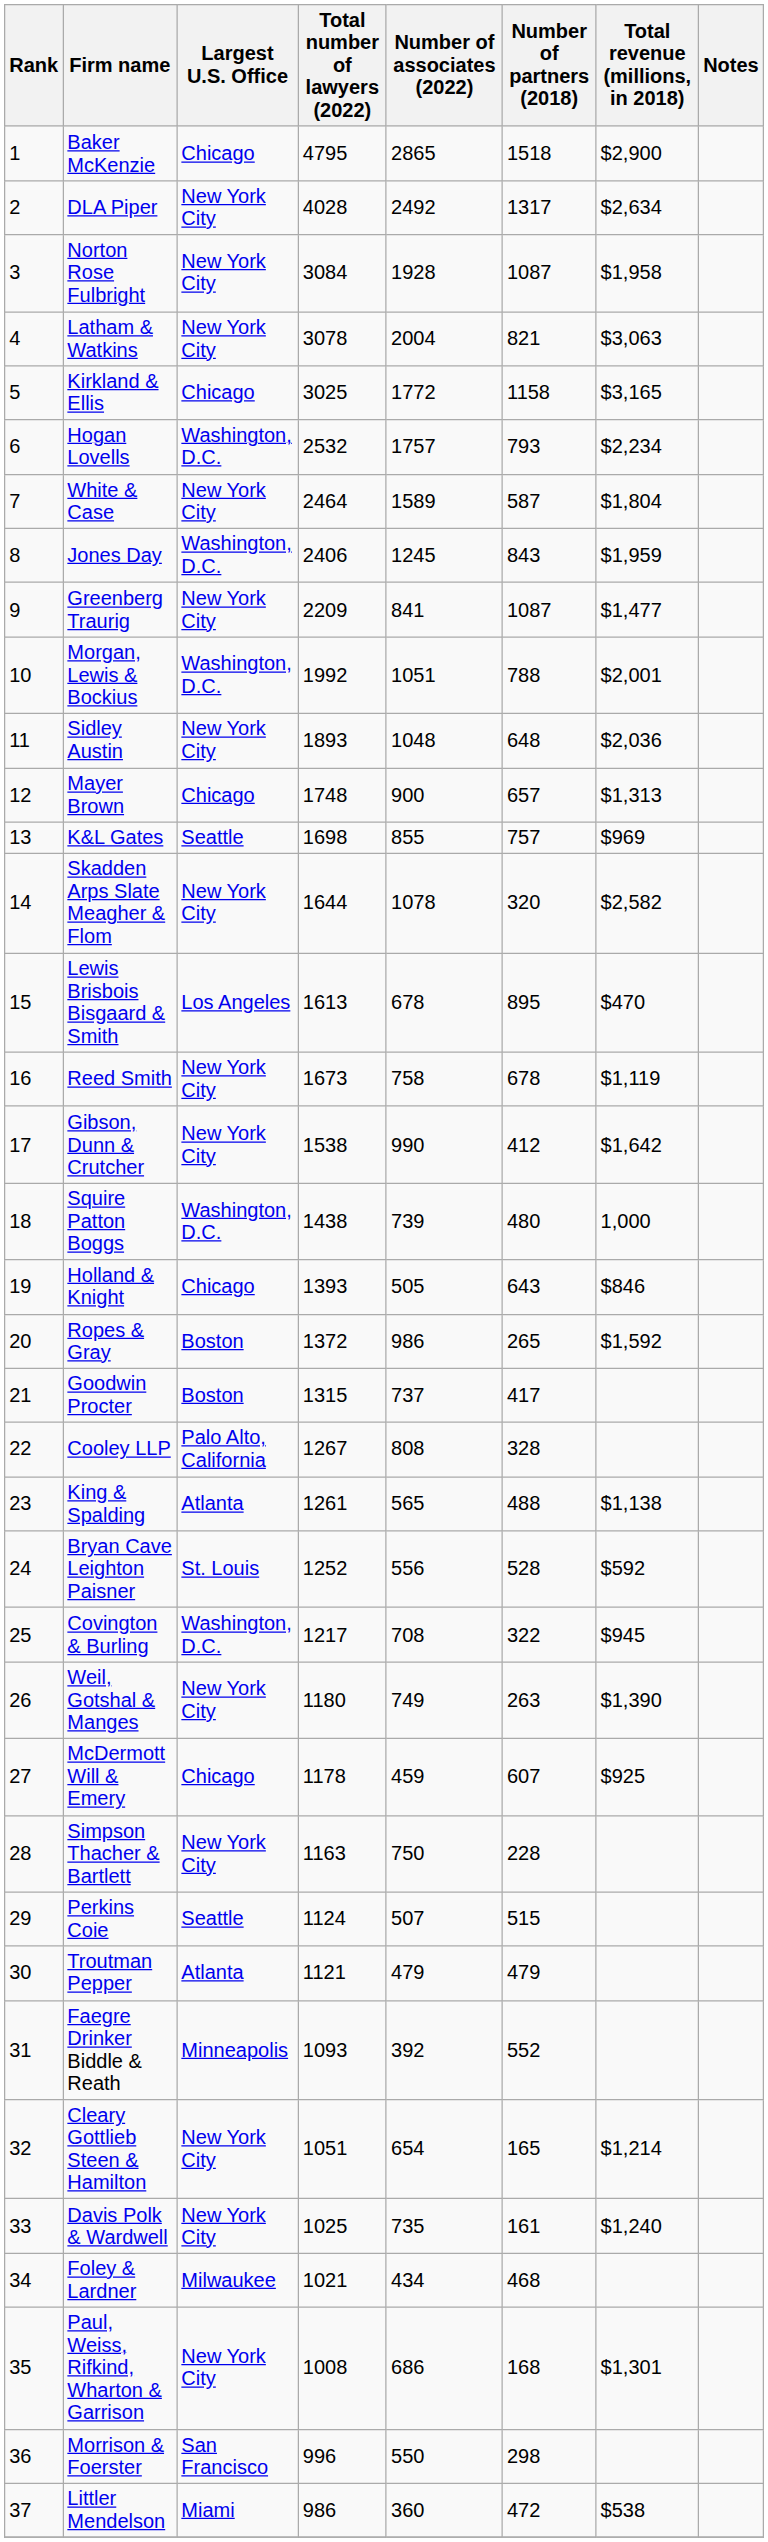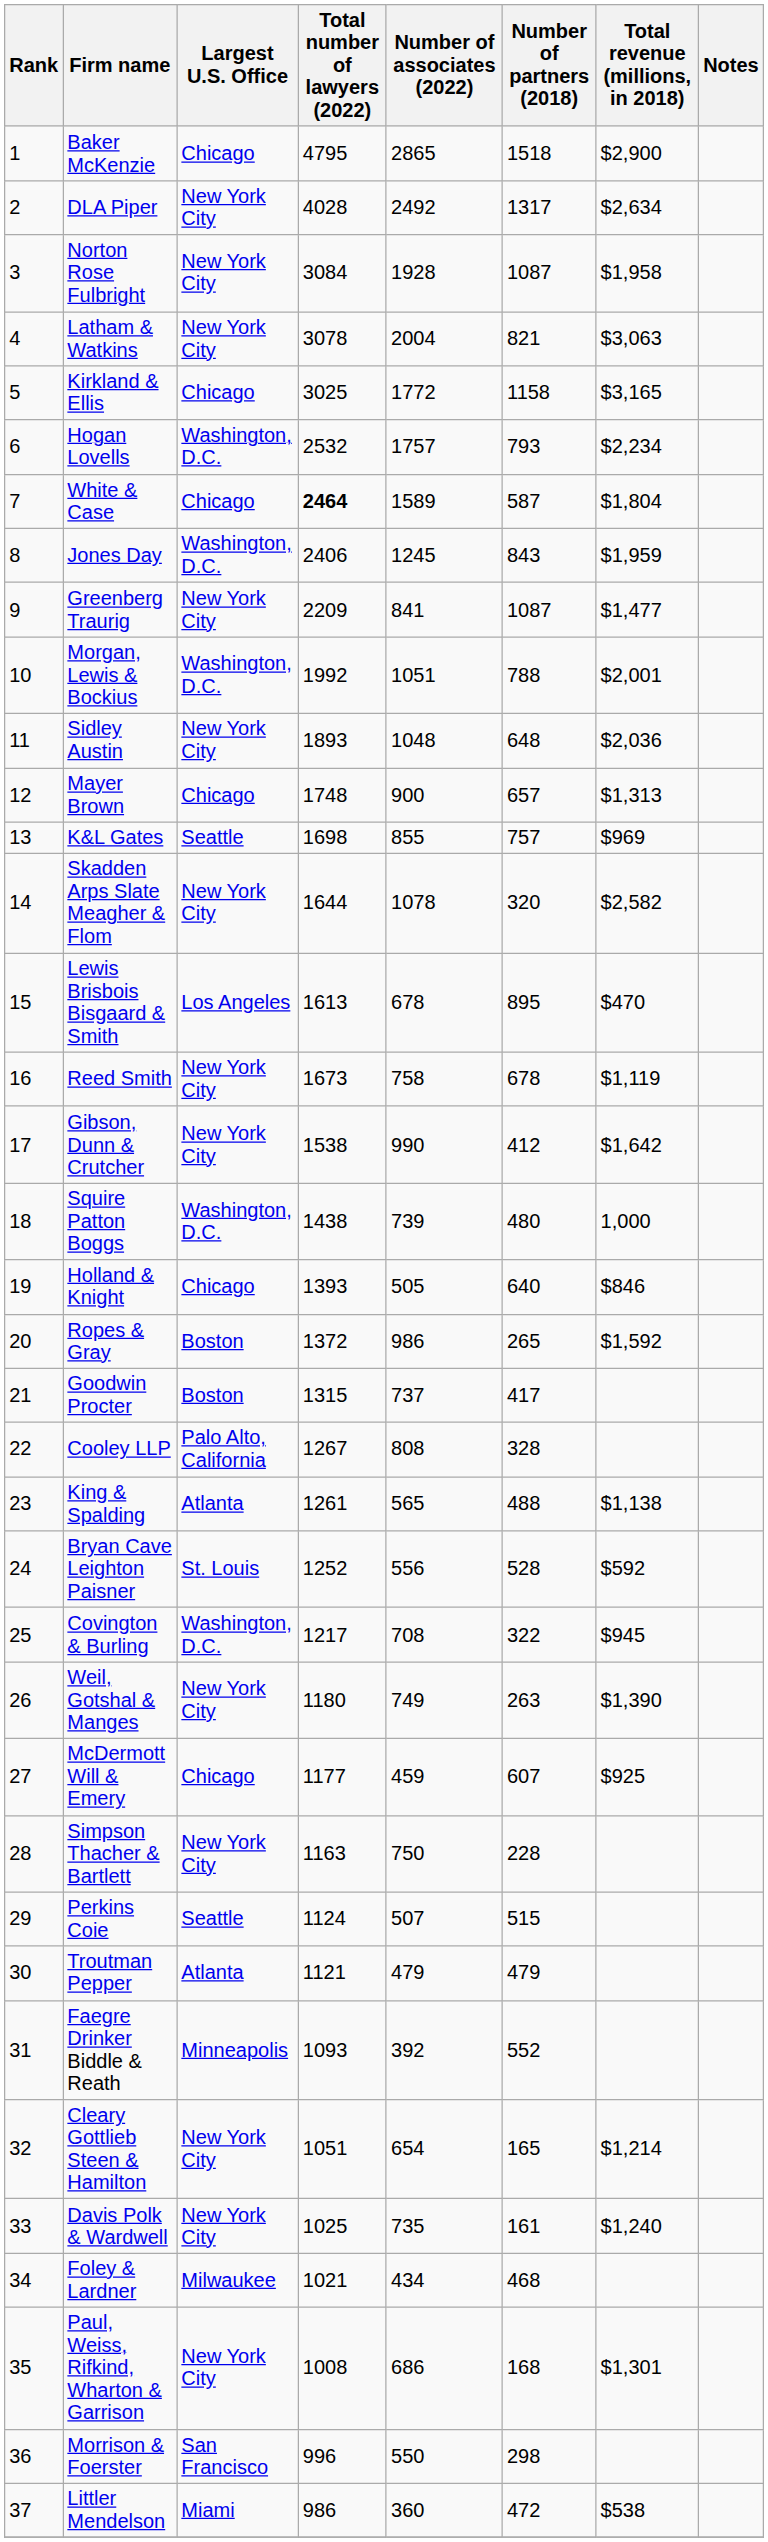(224, 501) New York City -> (218, 501) Chicago
(325, 501) normal -> (325, 501) bold
(524, 1286) 643 -> (524, 1286) 640
(324, 1776) 1178 -> (324, 1776) 1177
